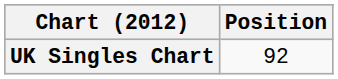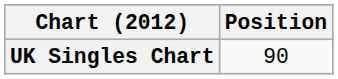(276, 57) 92 -> (276, 57) 90
